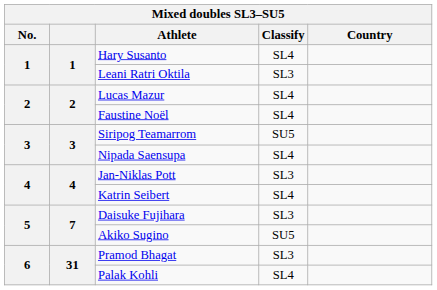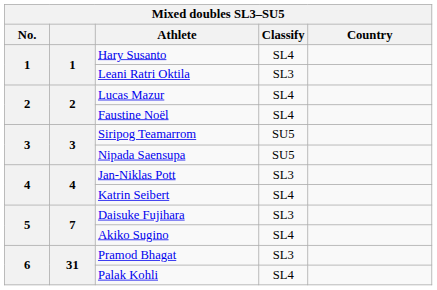(283, 154) SL4 -> (283, 154) SU5
(283, 235) SU5 -> (283, 235) SL4
